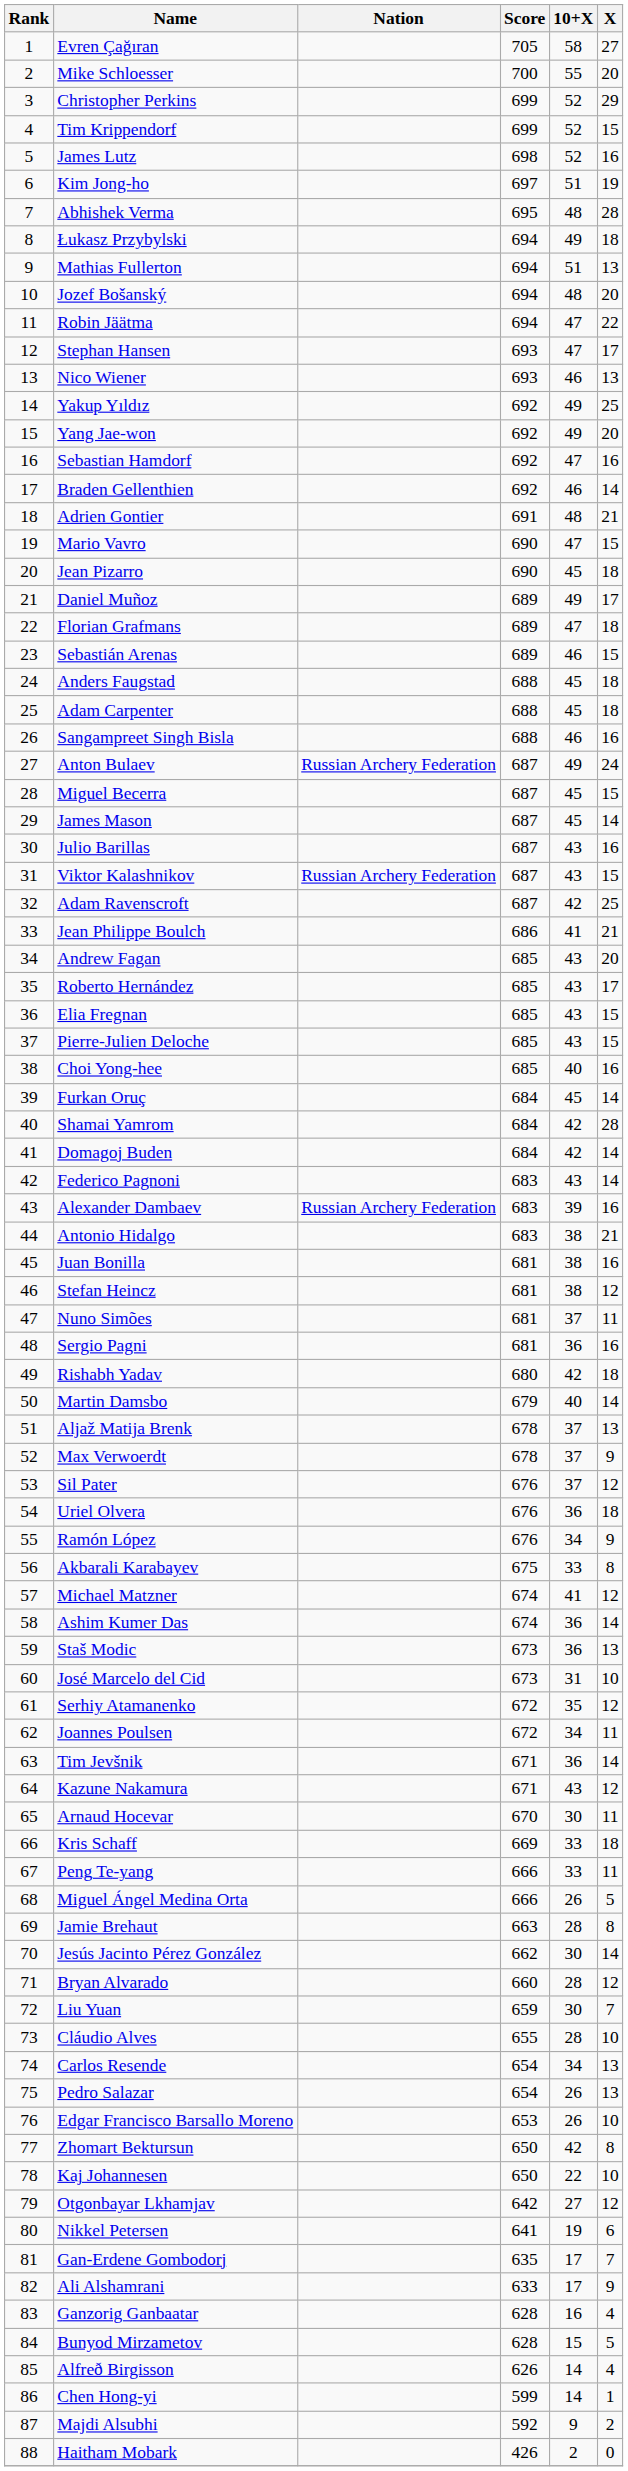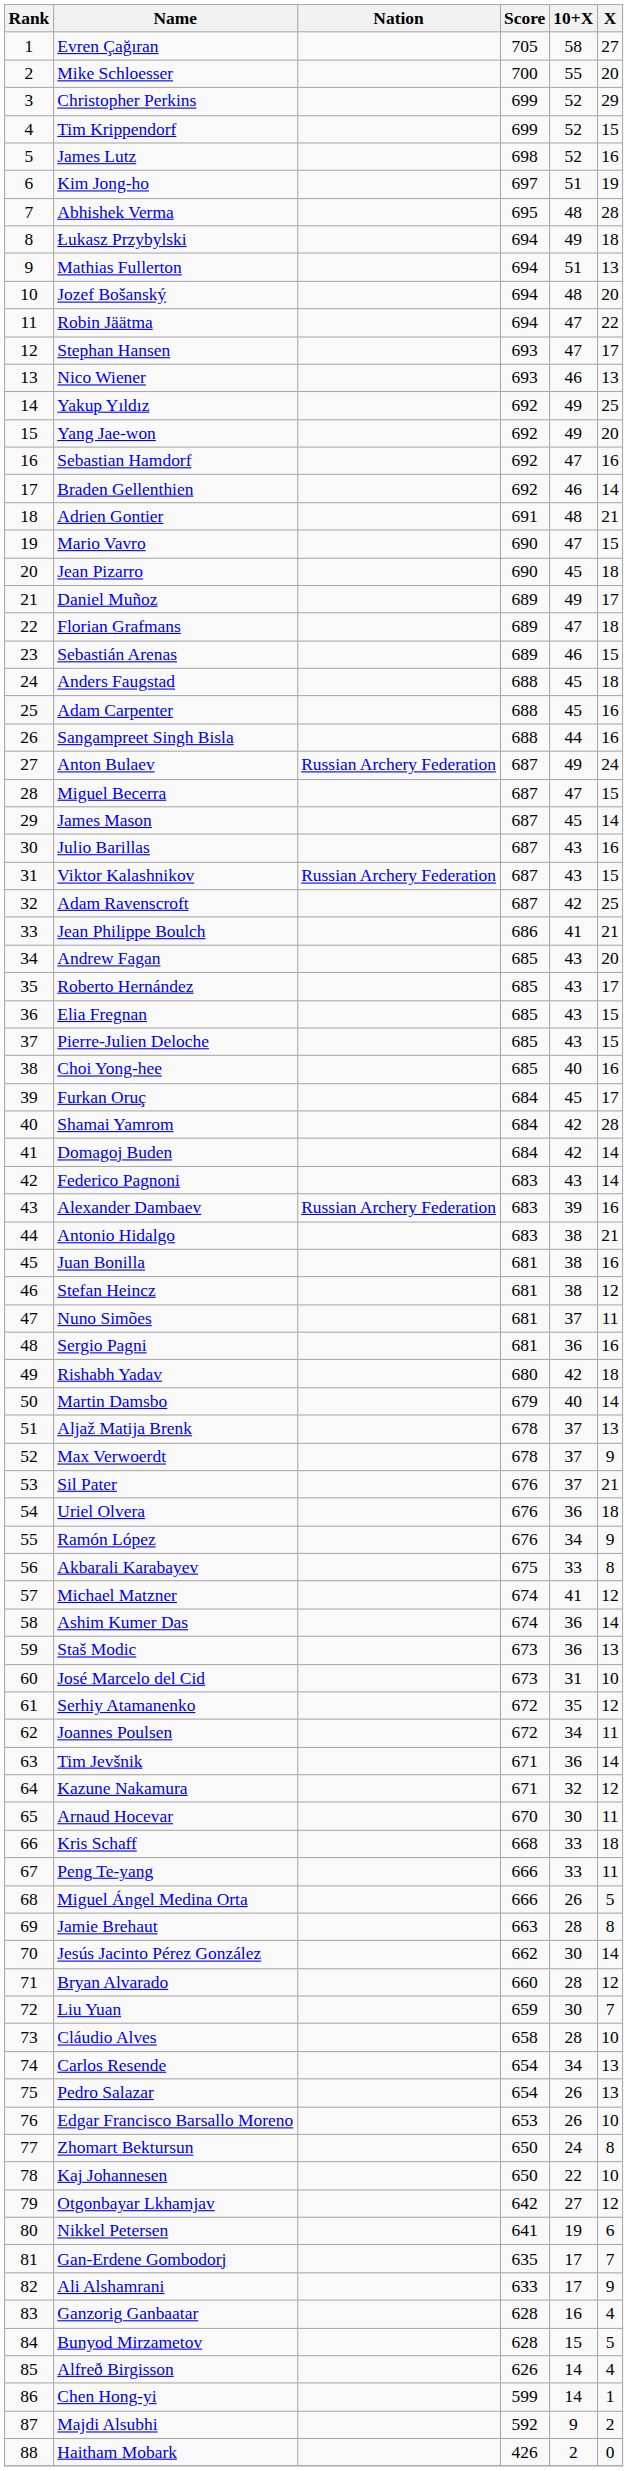(610, 709) 18 -> (610, 709) 16
(573, 737) 46 -> (573, 737) 44
(573, 792) 45 -> (573, 792) 47
(610, 1097) 14 -> (610, 1097) 17
(610, 1484) 12 -> (610, 1484) 21
(573, 1788) 43 -> (573, 1788) 32
(525, 1843) 669 -> (525, 1843) 668
(525, 2037) 655 -> (525, 2037) 658
(573, 2148) 42 -> (573, 2148) 24
